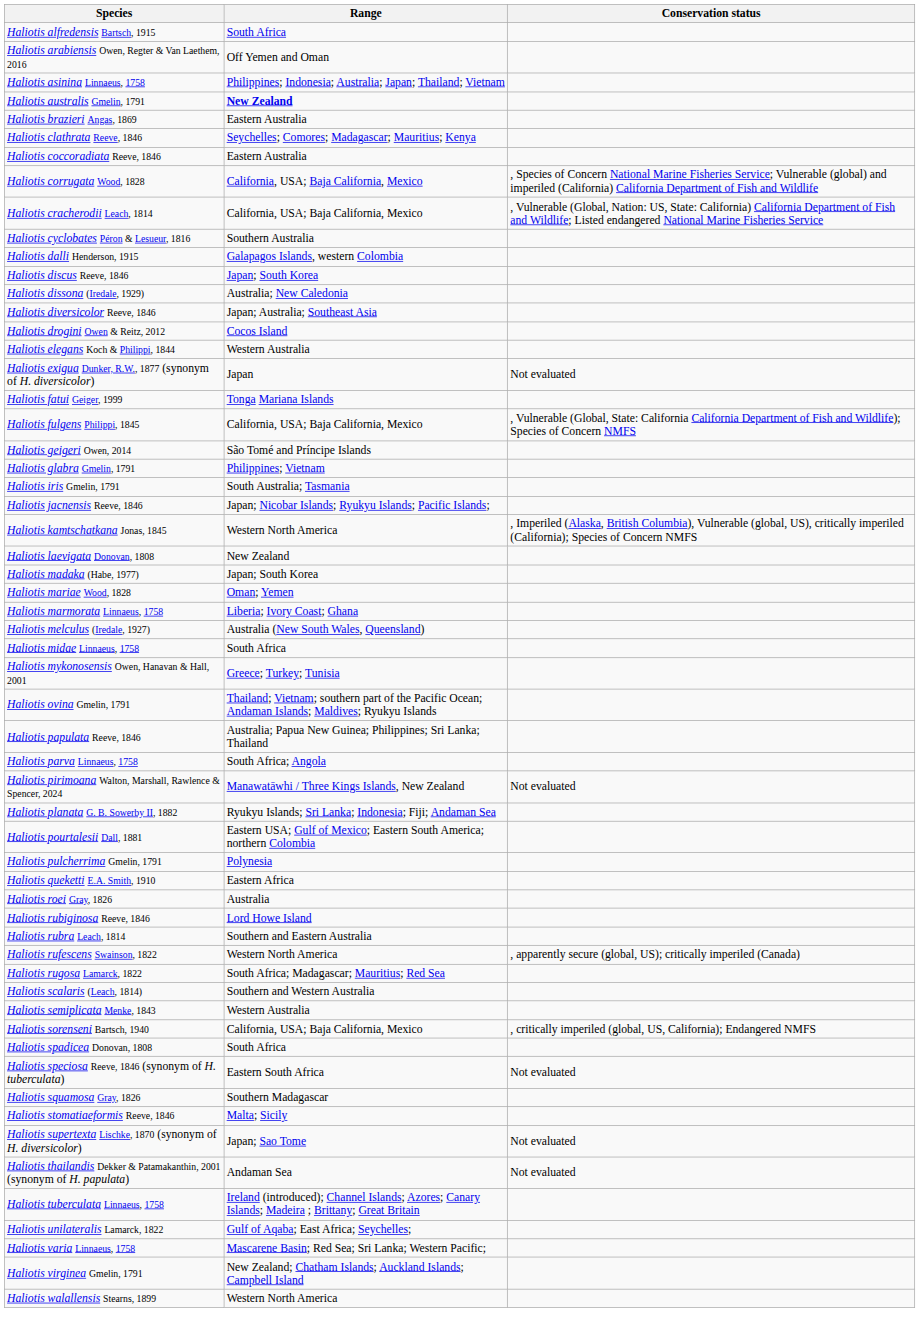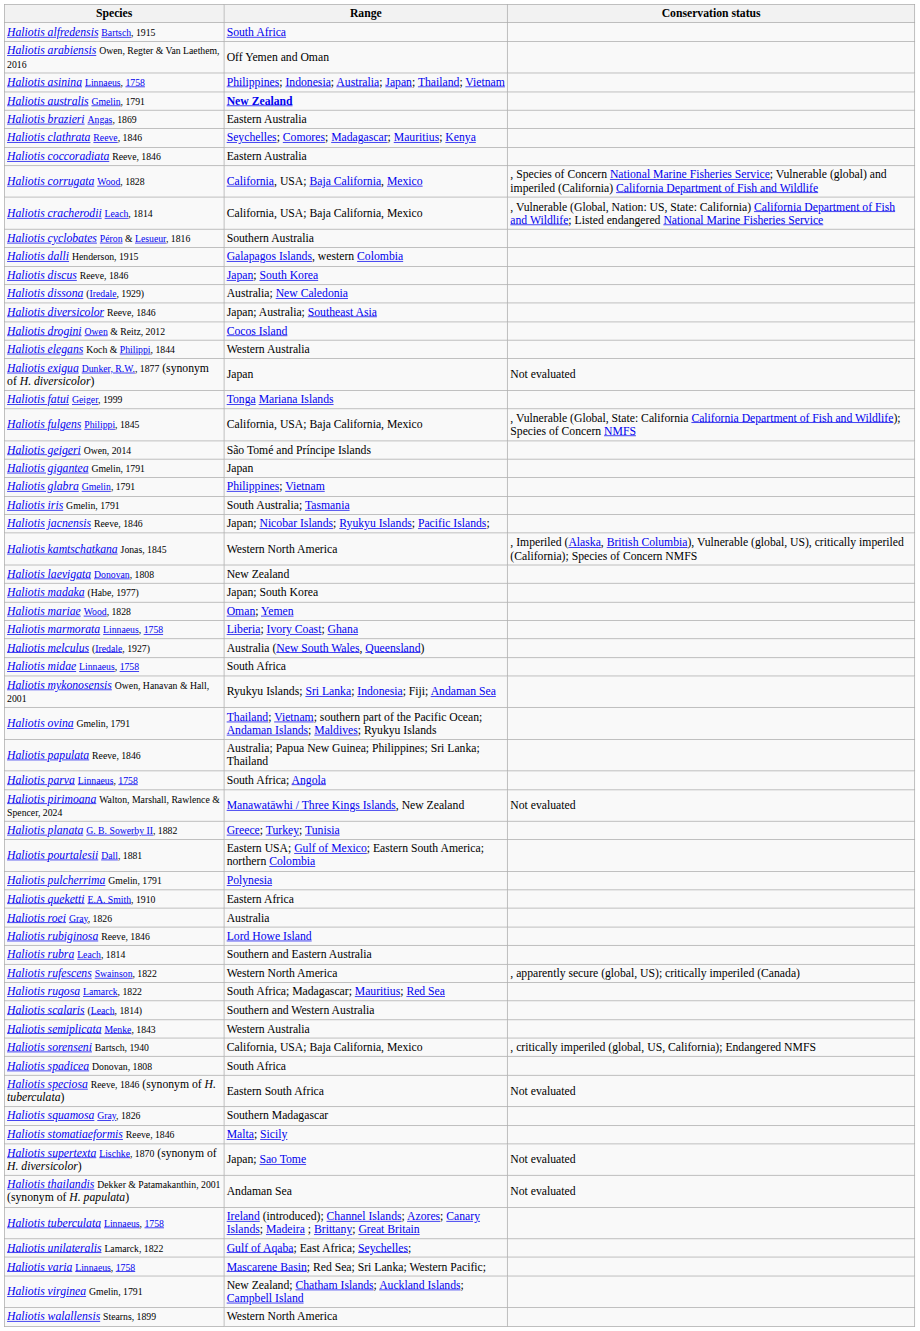+ row: (76, 468)
(283, 673) Greece; Turkey; Tunisia -> (361, 691) Ryukyu Islands; Sri Lanka; Indonesia; Fiji; Andaman Sea
(361, 812) Ryukyu Islands; Sri Lanka; Indonesia; Fiji; Andaman Sea -> (283, 830) Greece; Turkey; Tunisia
